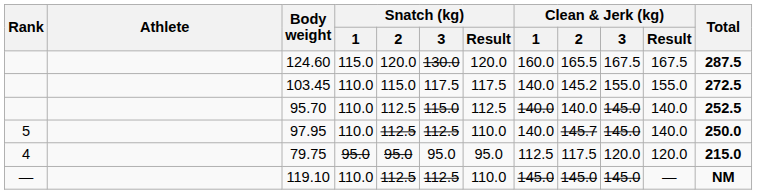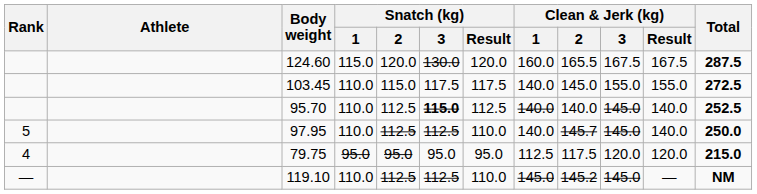(579, 85) 145.2 -> (579, 85) 145.0
(441, 108) normal -> (441, 108) bold
(579, 177) 145.0 -> (579, 177) 145.2
